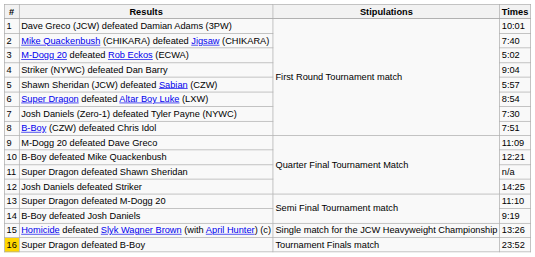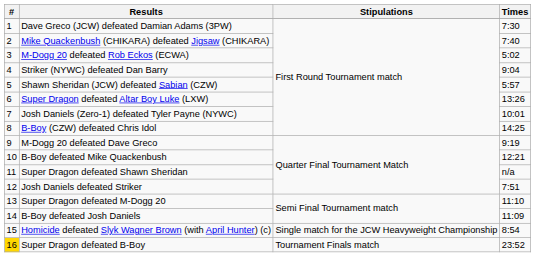(513, 26) 10:01 -> (511, 26) 7:30
(511, 99) 8:54 -> (513, 99) 13:26
(511, 113) 7:30 -> (513, 113) 10:01
(511, 128) 7:51 -> (513, 128) 14:25
(513, 142) 11:09 -> (511, 142) 9:19
(513, 186) 14:25 -> (511, 186) 7:51
(511, 215) 9:19 -> (513, 215) 11:09
(513, 230) 13:26 -> (511, 230) 8:54
